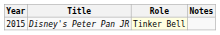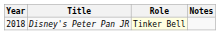(16, 24) 2015 -> (16, 24) 2018
